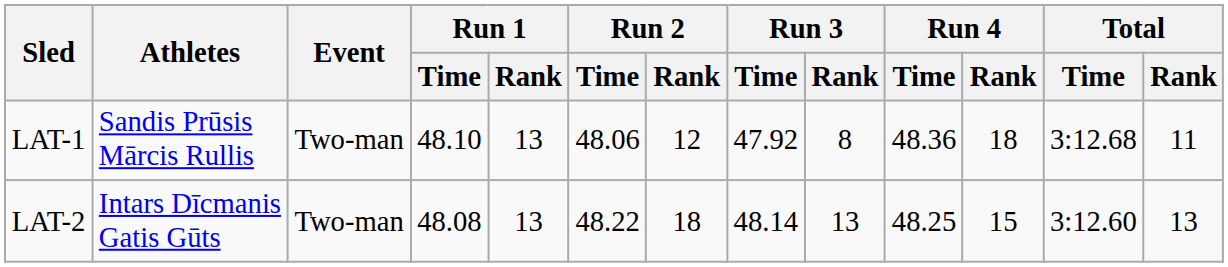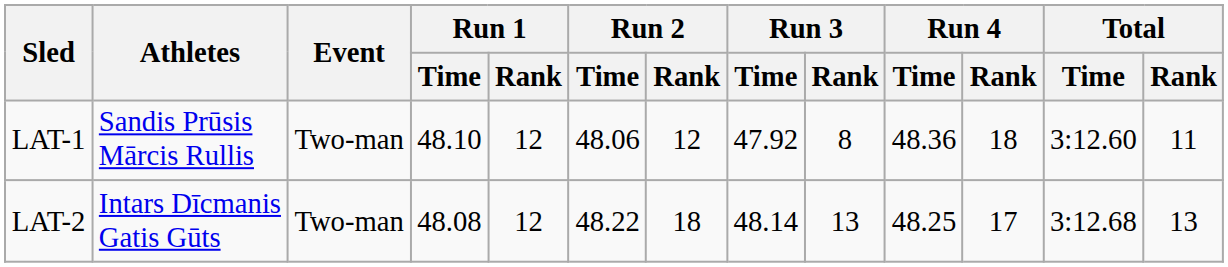(529, 139) 13 -> (529, 139) 12
(1093, 139) 3:12.68 -> (1093, 139) 3:12.60
(529, 221) 13 -> (529, 221) 12
(1003, 221) 15 -> (1003, 221) 17
(1093, 221) 3:12.60 -> (1093, 221) 3:12.68
